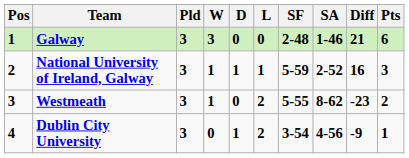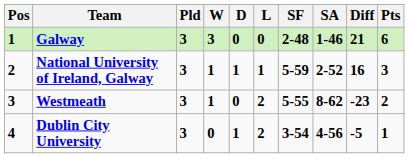(356, 132) -9 -> (356, 132) -5
